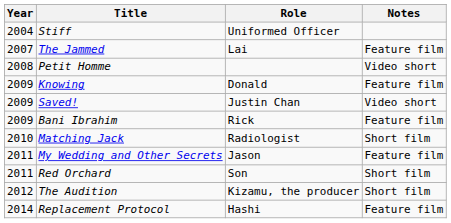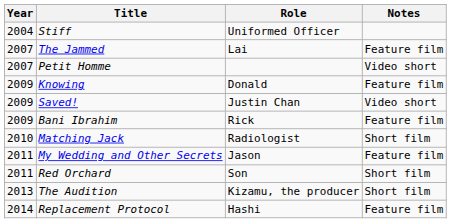(20, 67) 2008 -> (20, 67) 2007
(20, 191) 2012 -> (20, 191) 2013
